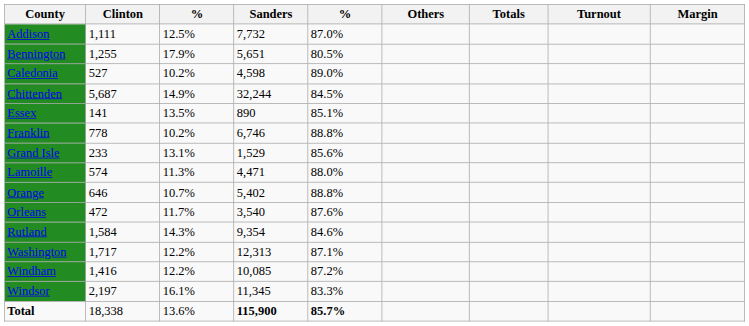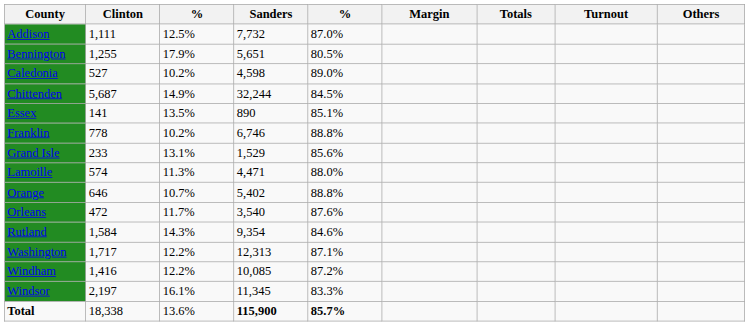columns swapped: (426, 14) <-> (698, 14)
